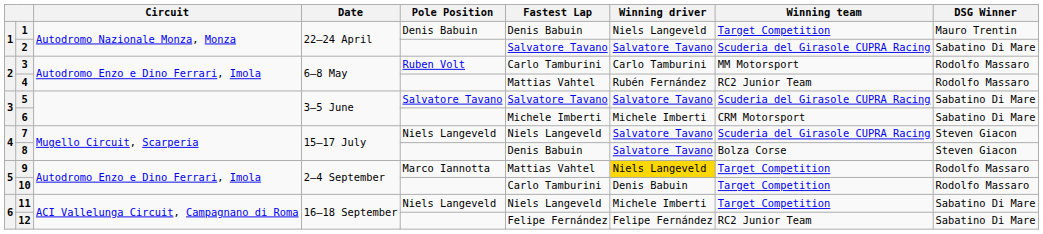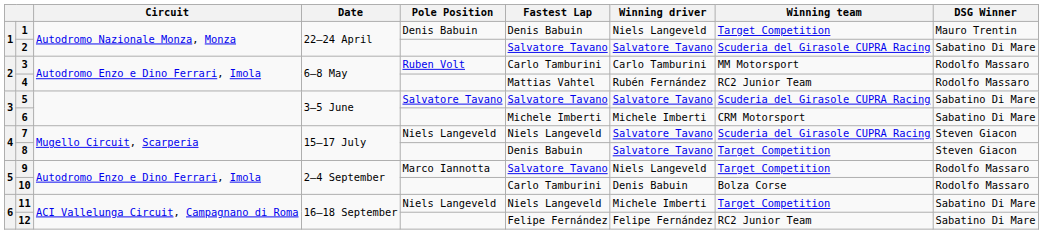(752, 152) Bolza Corse -> (774, 152) Target Competition
(551, 169) Mattias Vahtel -> (558, 169) Salvatore Tavano
(660, 169) gold background -> (660, 169) no background
(774, 186) Target Competition -> (752, 186) Bolza Corse
